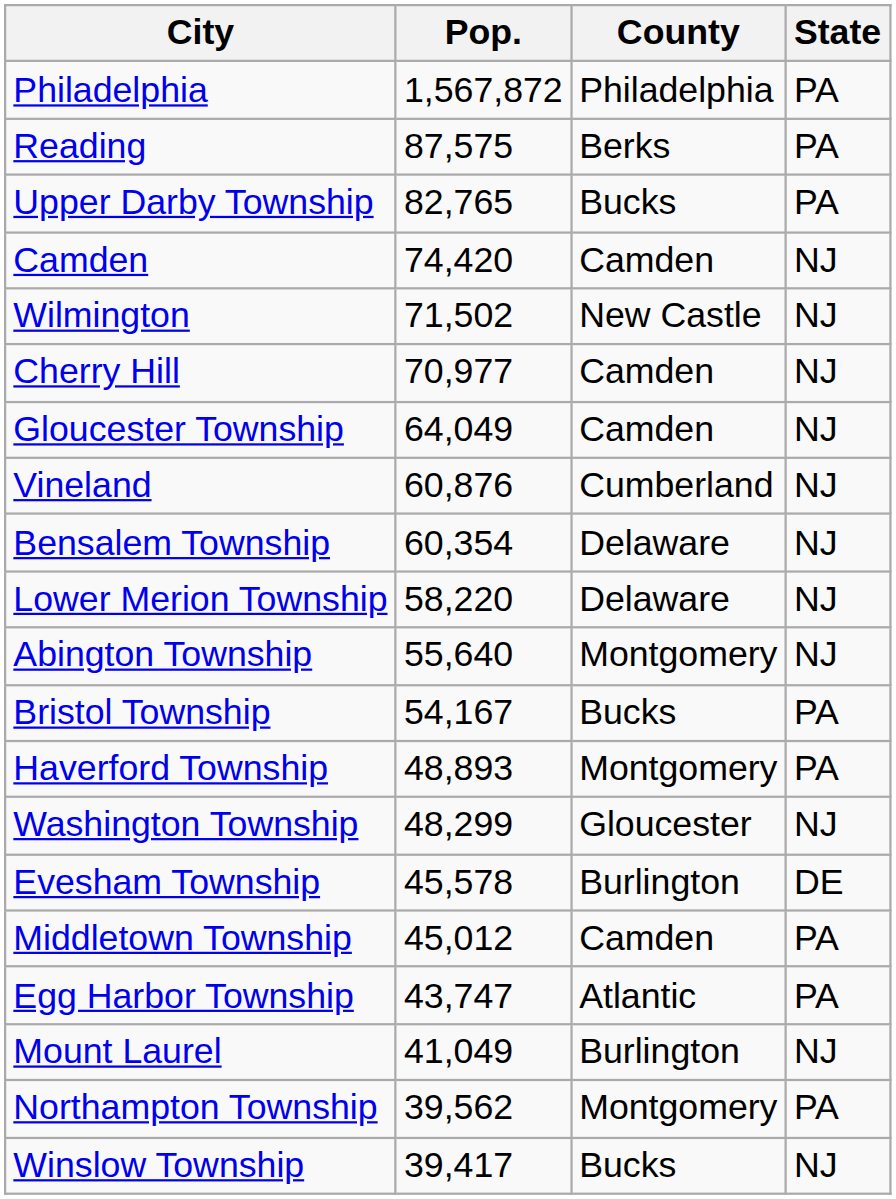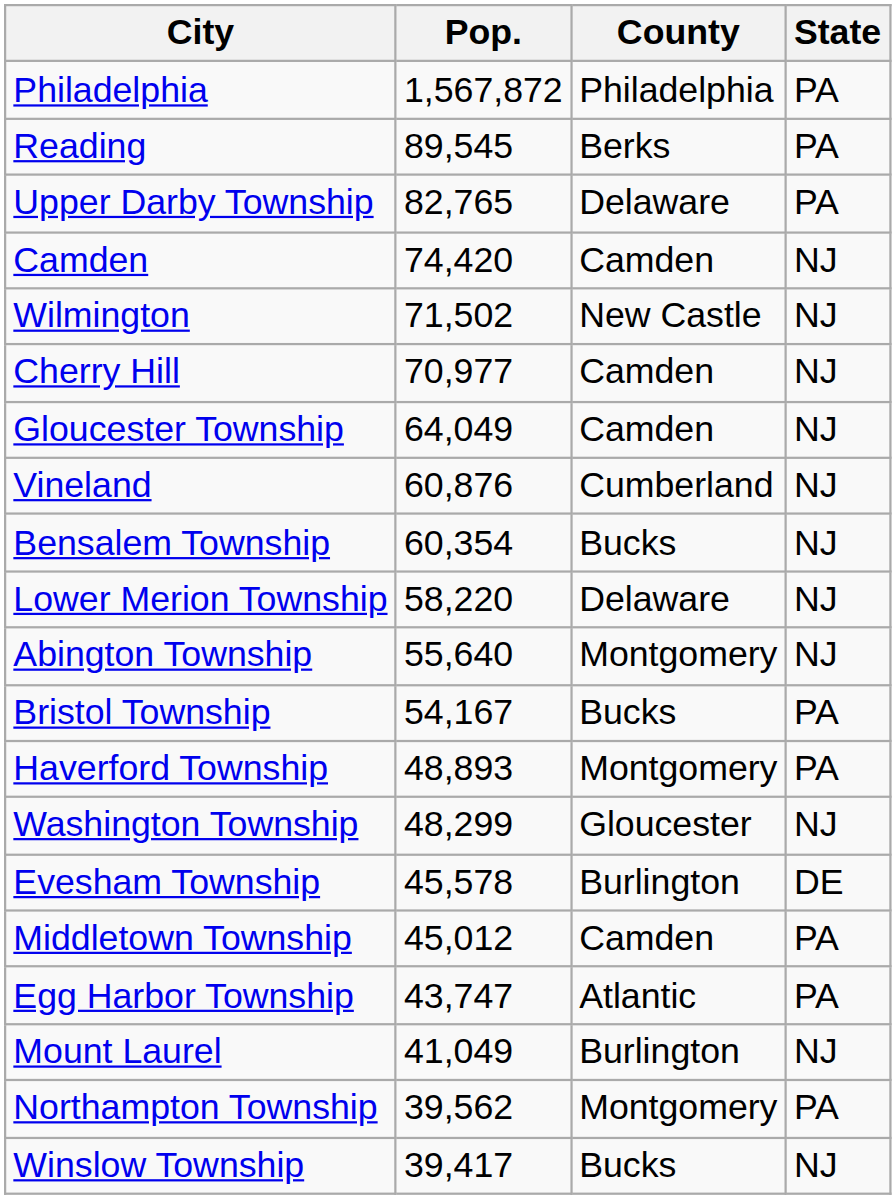(459, 145) 87,575 -> (459, 145) 89,545
(628, 202) Bucks -> (655, 202) Delaware
(655, 542) Delaware -> (628, 542) Bucks
